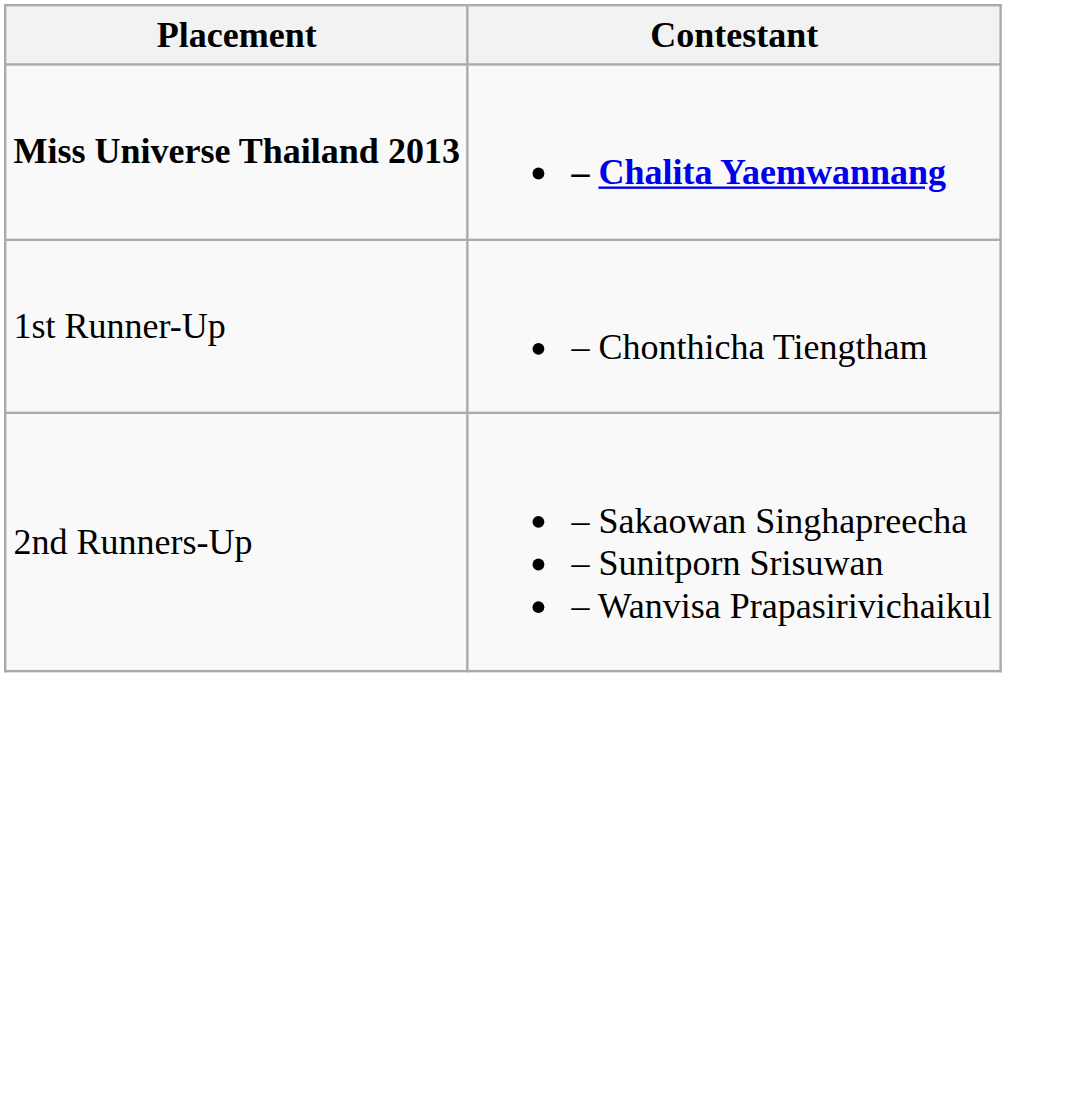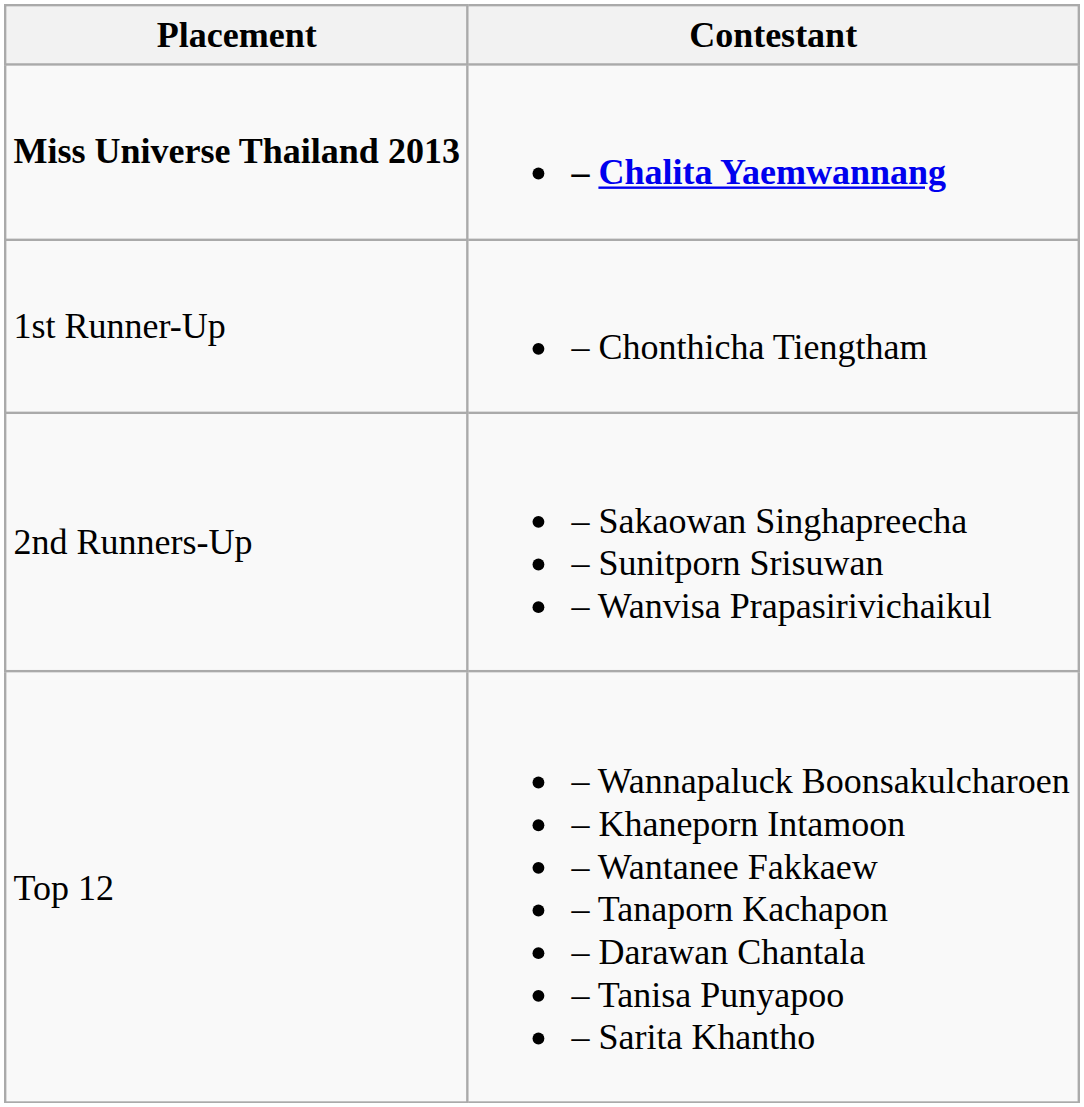+ row: (64, 886)
